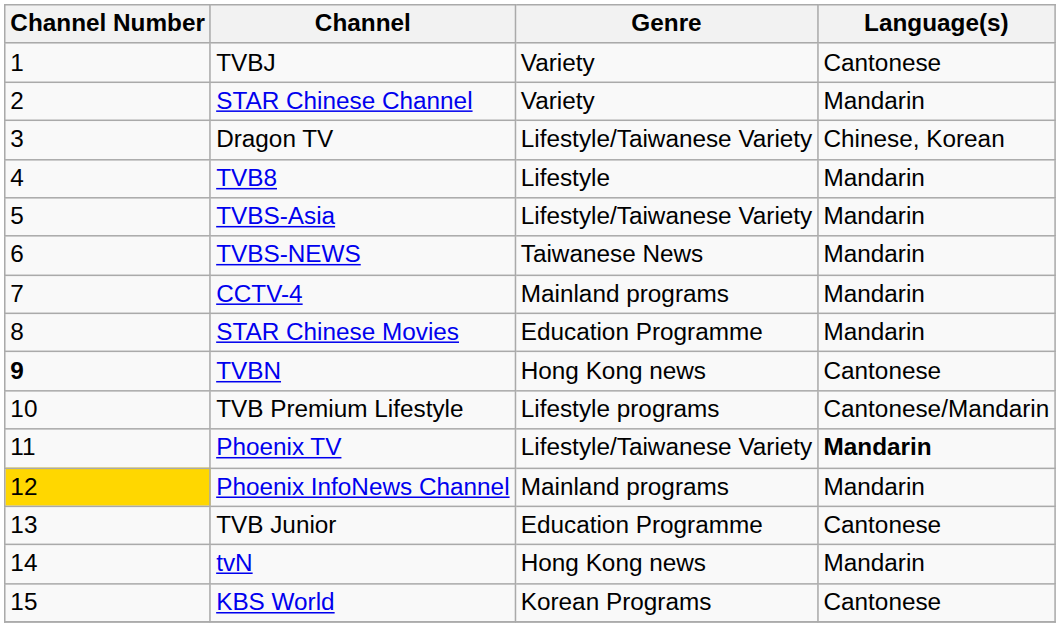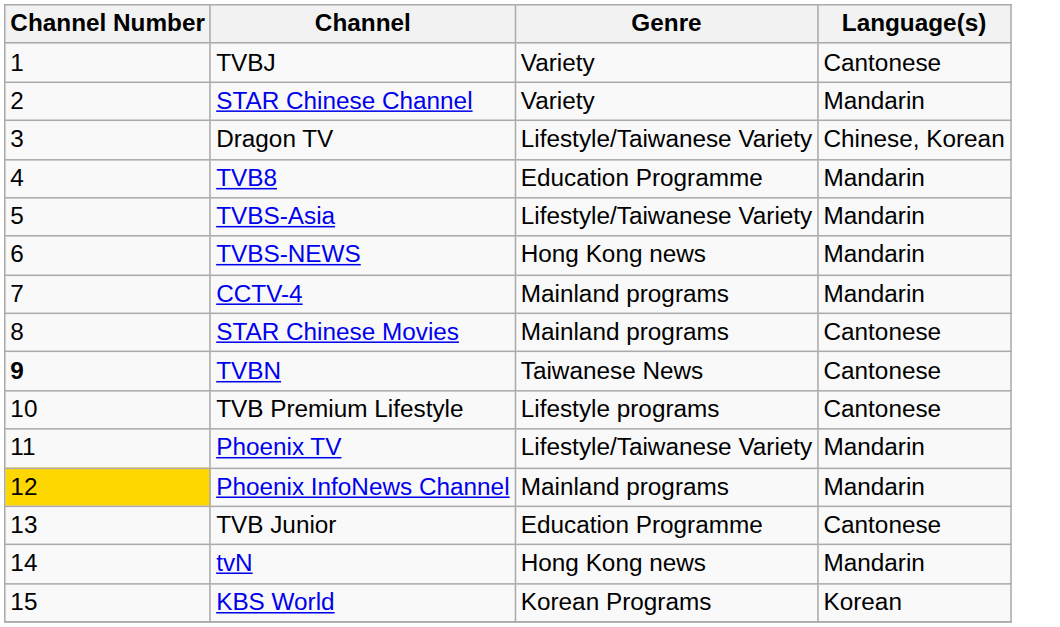(565, 178) Lifestyle -> (642, 178) Education Programme
(612, 255) Taiwanese News -> (613, 255) Hong Kong news
(642, 332) Education Programme -> (625, 332) Mainland programs
(874, 332) Mandarin -> (882, 332) Cantonese
(613, 370) Hong Kong news -> (612, 370) Taiwanese News
(936, 409) Cantonese/Mandarin -> (882, 409) Cantonese
(878, 448) bold -> (874, 448) normal
(882, 602) Cantonese -> (863, 602) Korean
